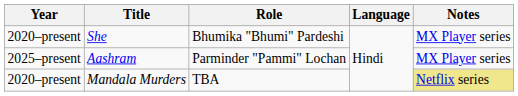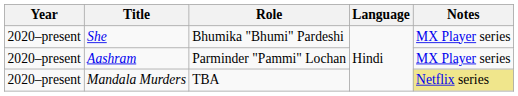(44, 58) 2025–present -> (44, 58) 2020–present
